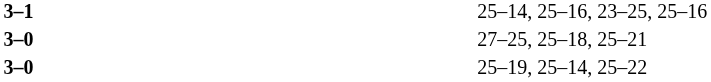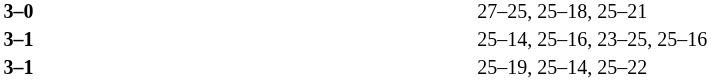rows swapped: (562, 39) <-> (592, 11)
(18, 67) 3–0 -> (18, 67) 3–1
